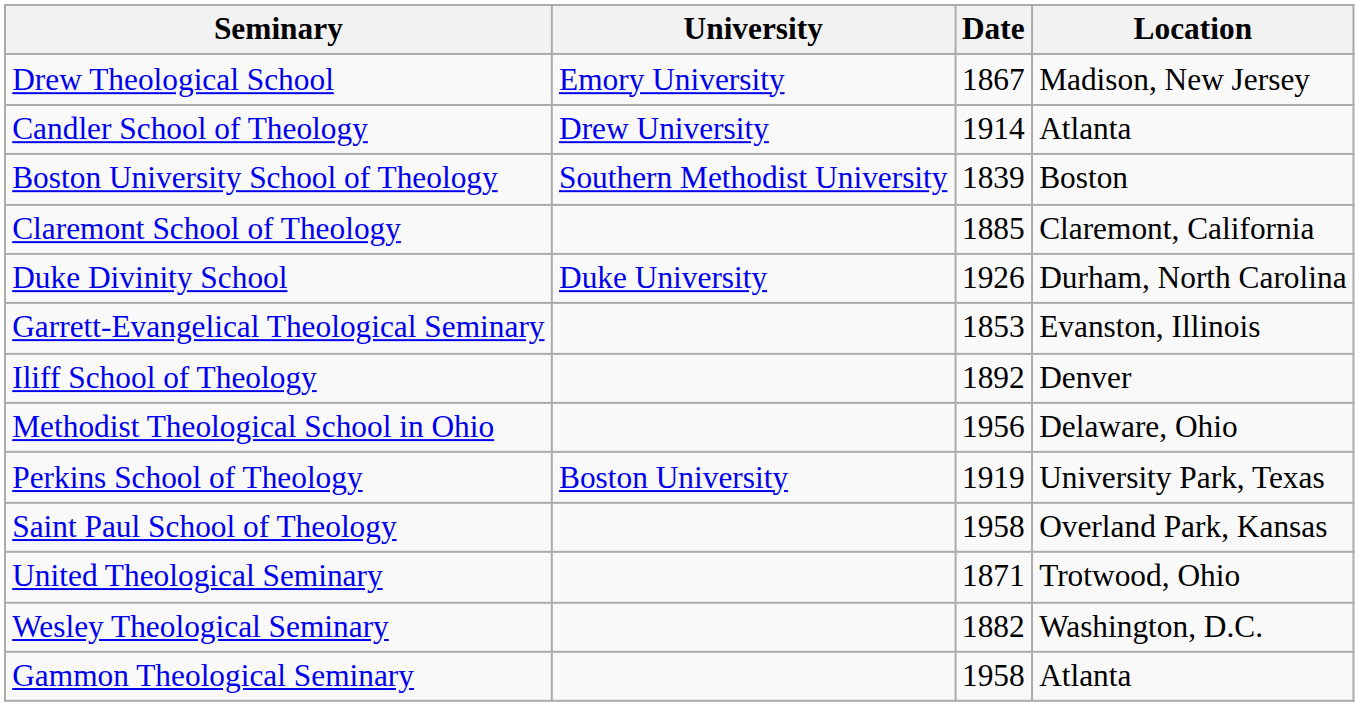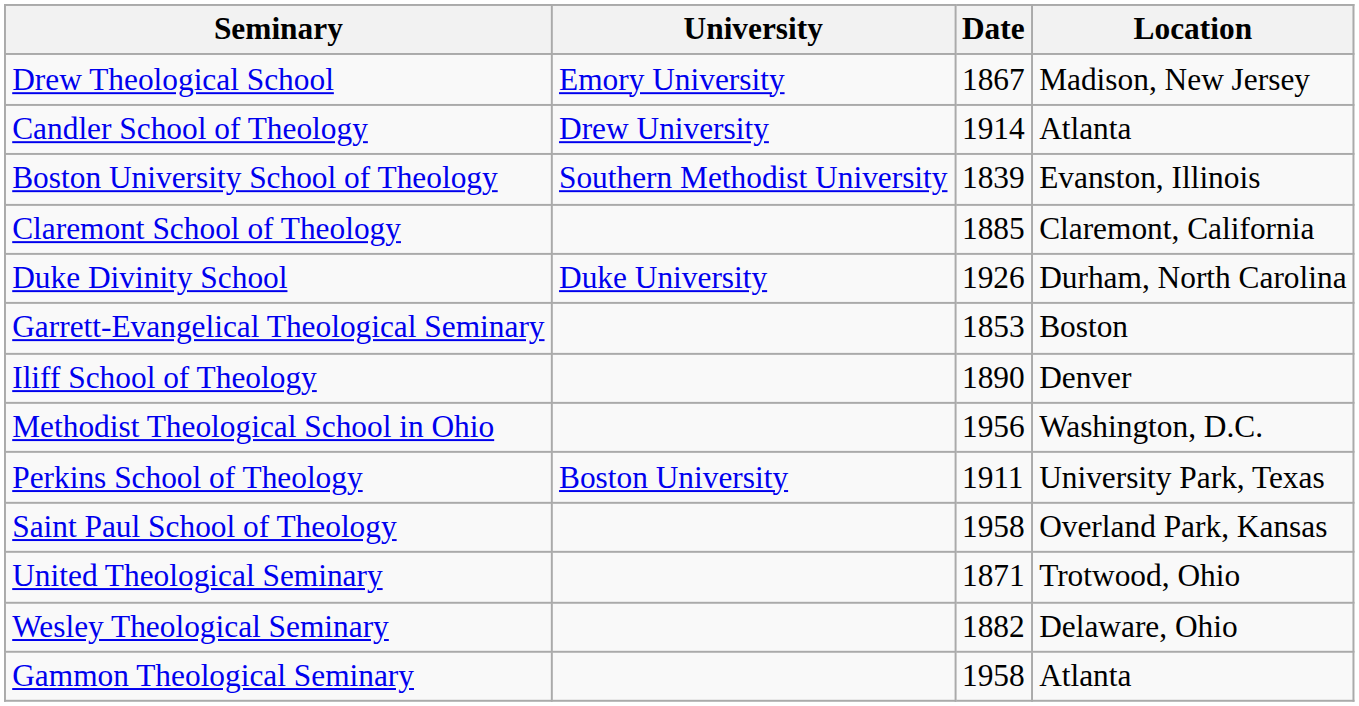(1084, 178) Boston -> (1150, 178) Evanston, Illinois
(1150, 327) Evanston, Illinois -> (1084, 327) Boston
(993, 377) 1892 -> (993, 377) 1890
(1138, 427) Delaware, Ohio -> (1151, 427) Washington, D.C.
(993, 476) 1919 -> (993, 476) 1911
(1151, 626) Washington, D.C. -> (1138, 626) Delaware, Ohio
